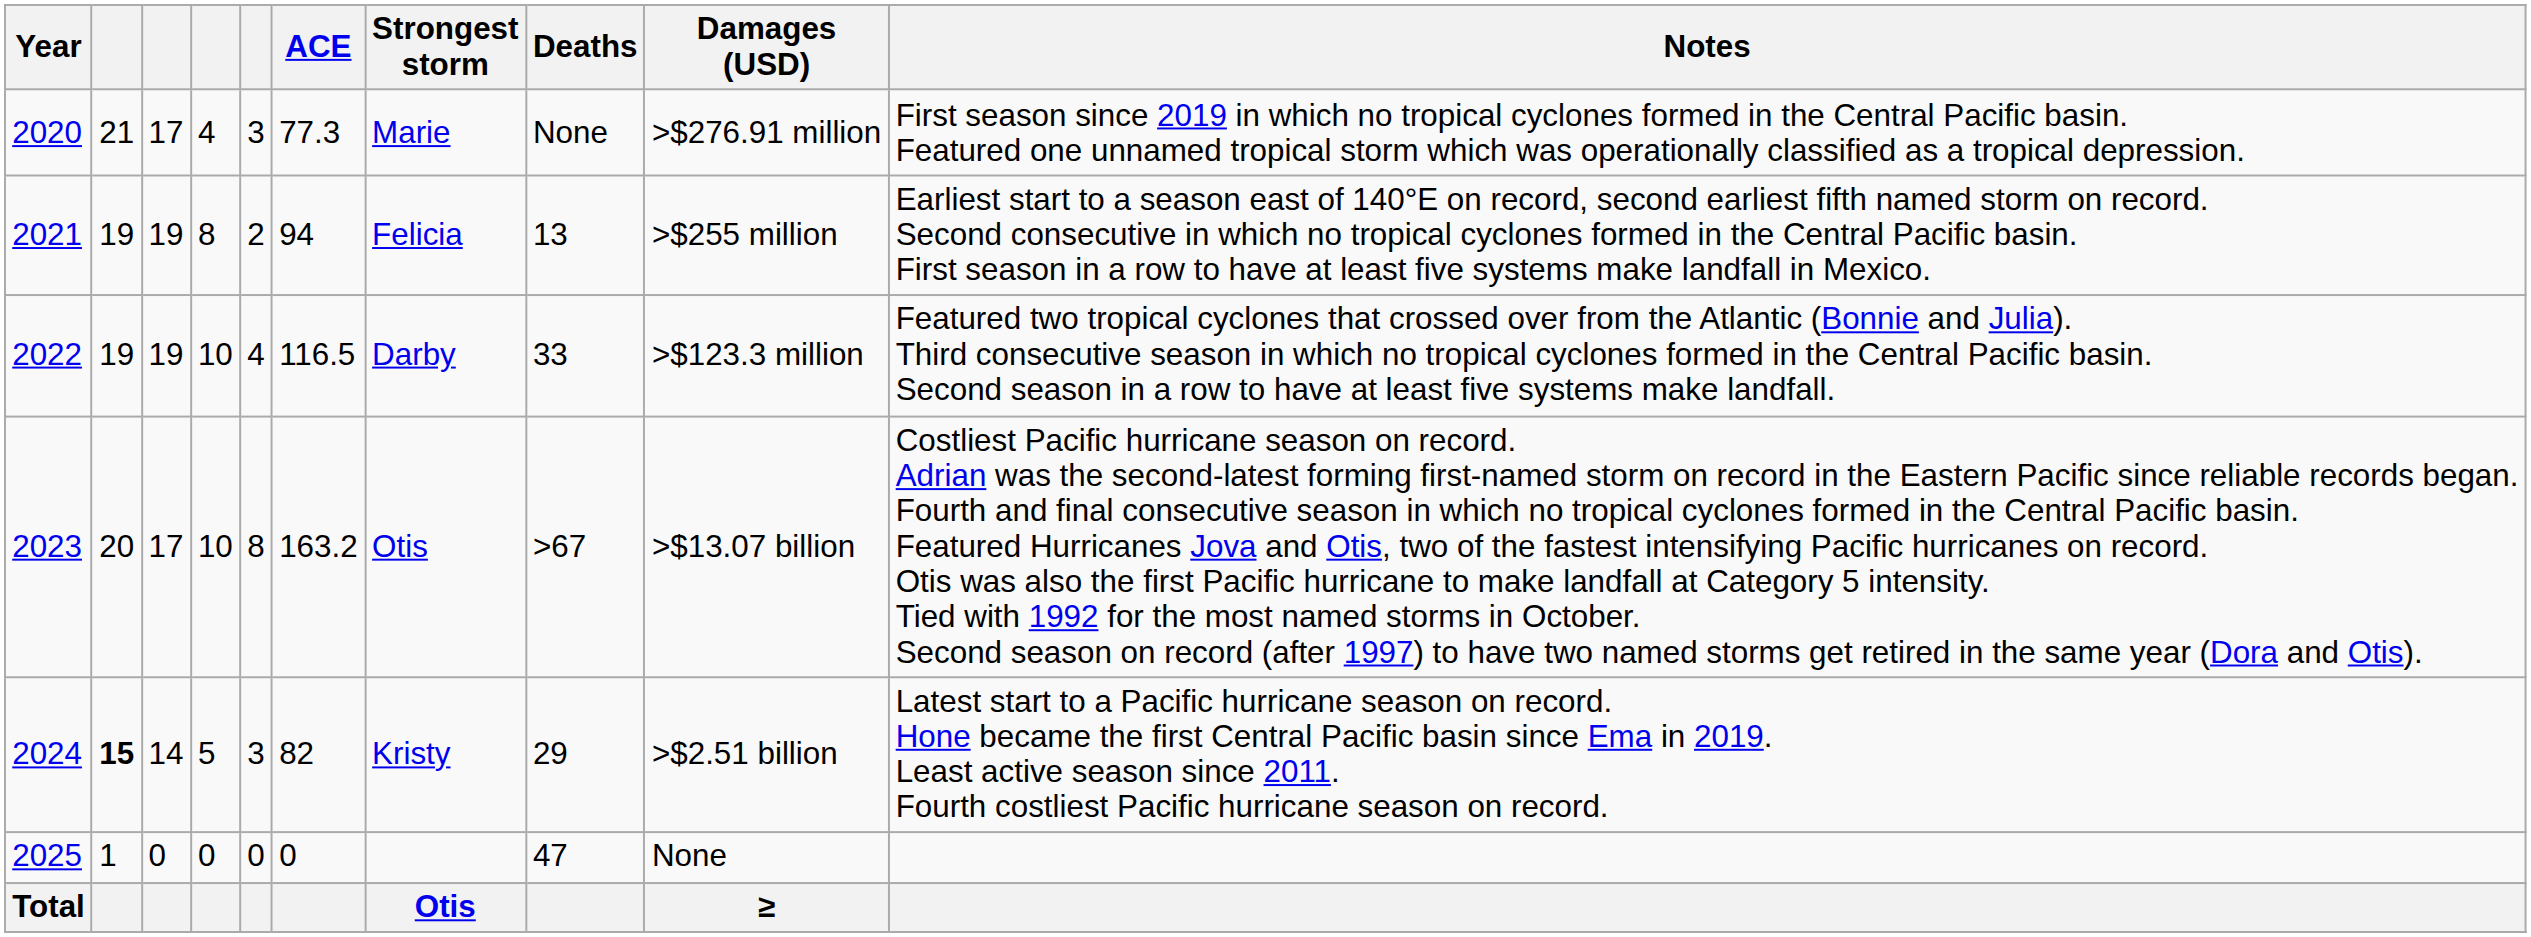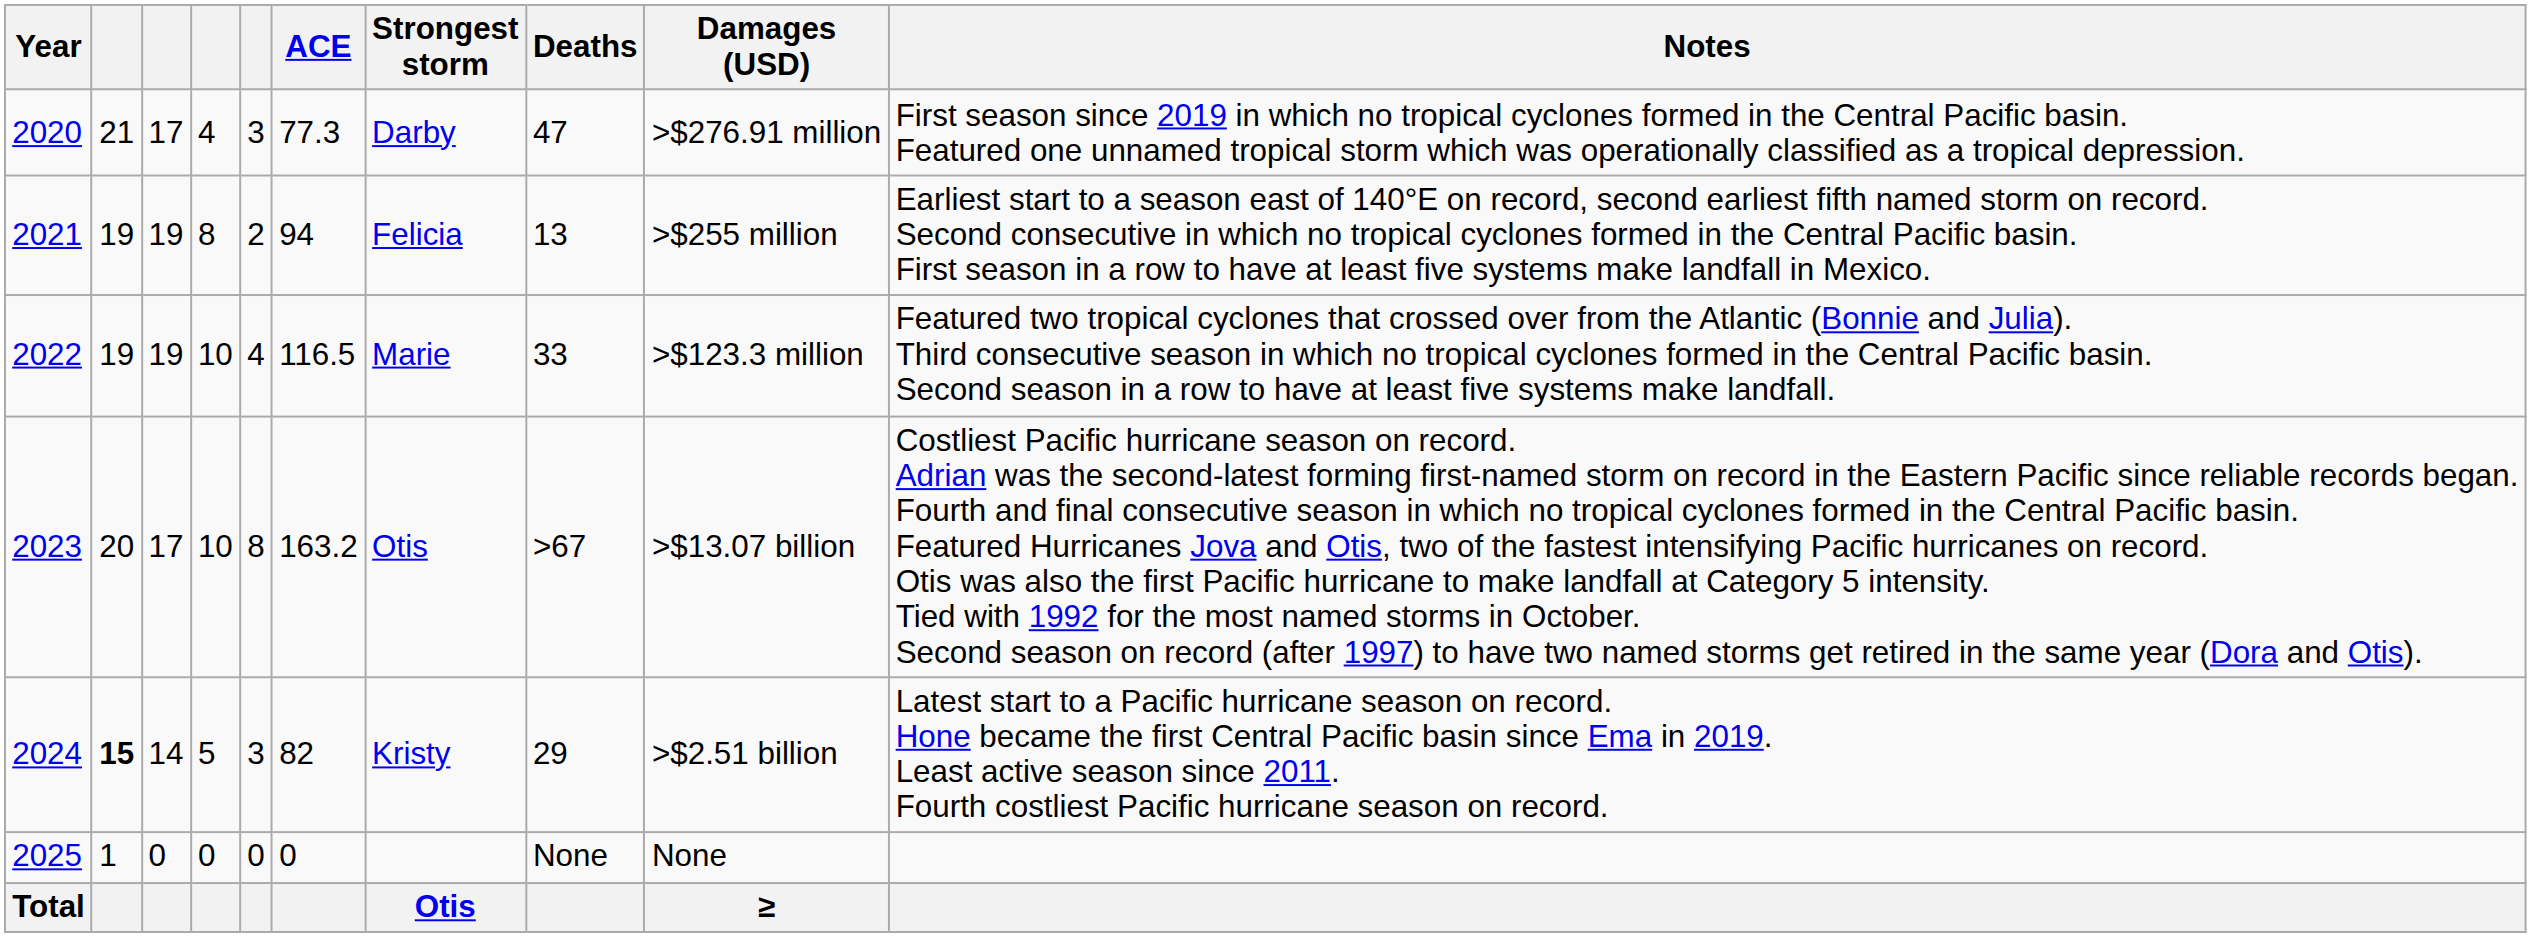(411, 132) Marie -> (414, 132) Darby
(570, 132) None -> (550, 132) 47
(414, 354) Darby -> (411, 354) Marie
(550, 856) 47 -> (570, 856) None
